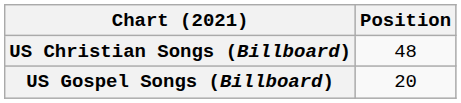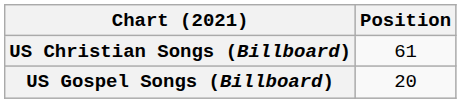(406, 51) 48 -> (406, 51) 61
